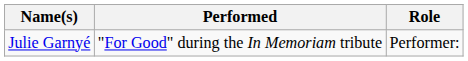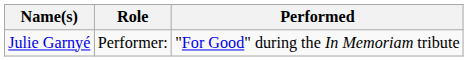columns swapped: (425, 17) <-> (240, 17)
